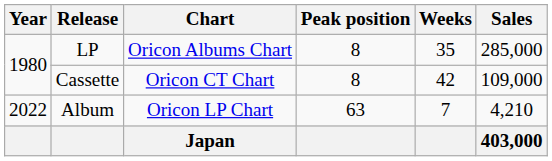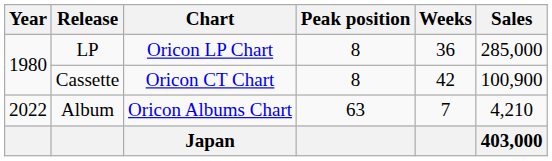(210, 49) Oricon Albums Chart -> (210, 49) Oricon LP Chart
(446, 49) 35 -> (446, 49) 36
(512, 79) 109,000 -> (512, 79) 100,900
(210, 110) Oricon LP Chart -> (210, 110) Oricon Albums Chart
